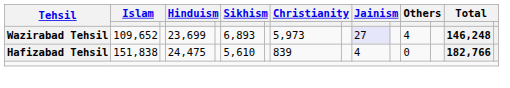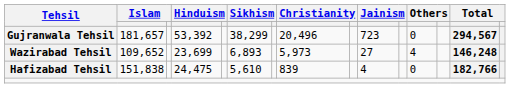+ row: (61, 35)
(360, 35) lavender background -> (367, 52) no background
